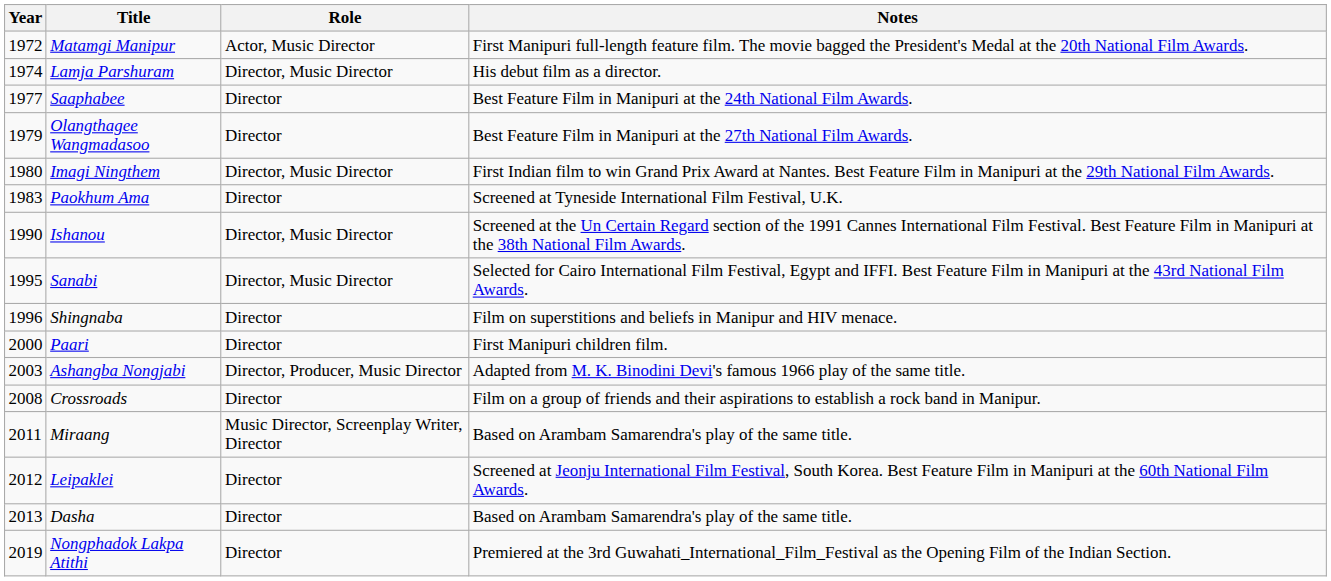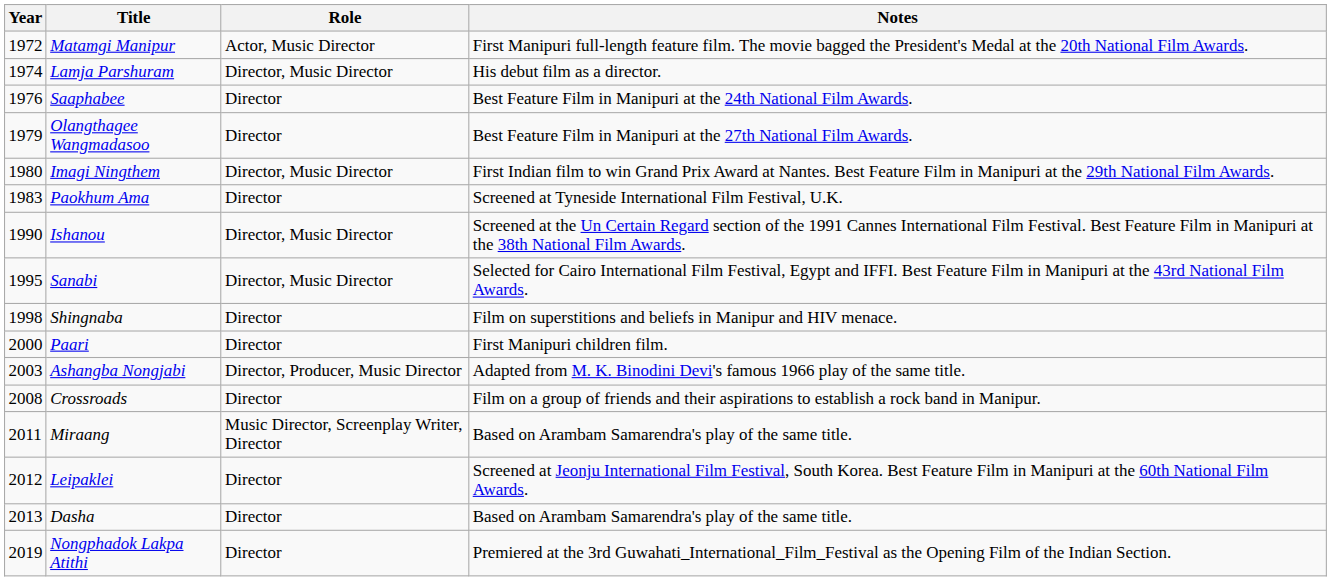(25, 98) 1977 -> (25, 98) 1976
(25, 317) 1996 -> (25, 317) 1998
